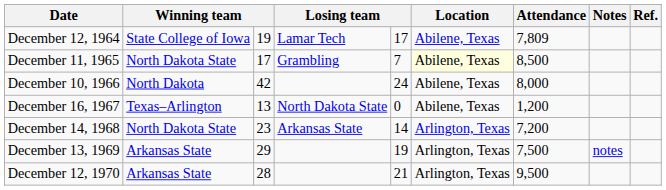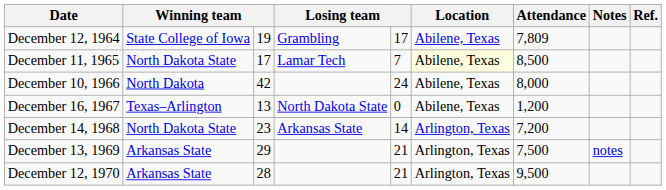(311, 38) Lamar Tech -> (308, 38) Grambling
(308, 60) Grambling -> (311, 60) Lamar Tech
(401, 151) 19 -> (401, 151) 21
